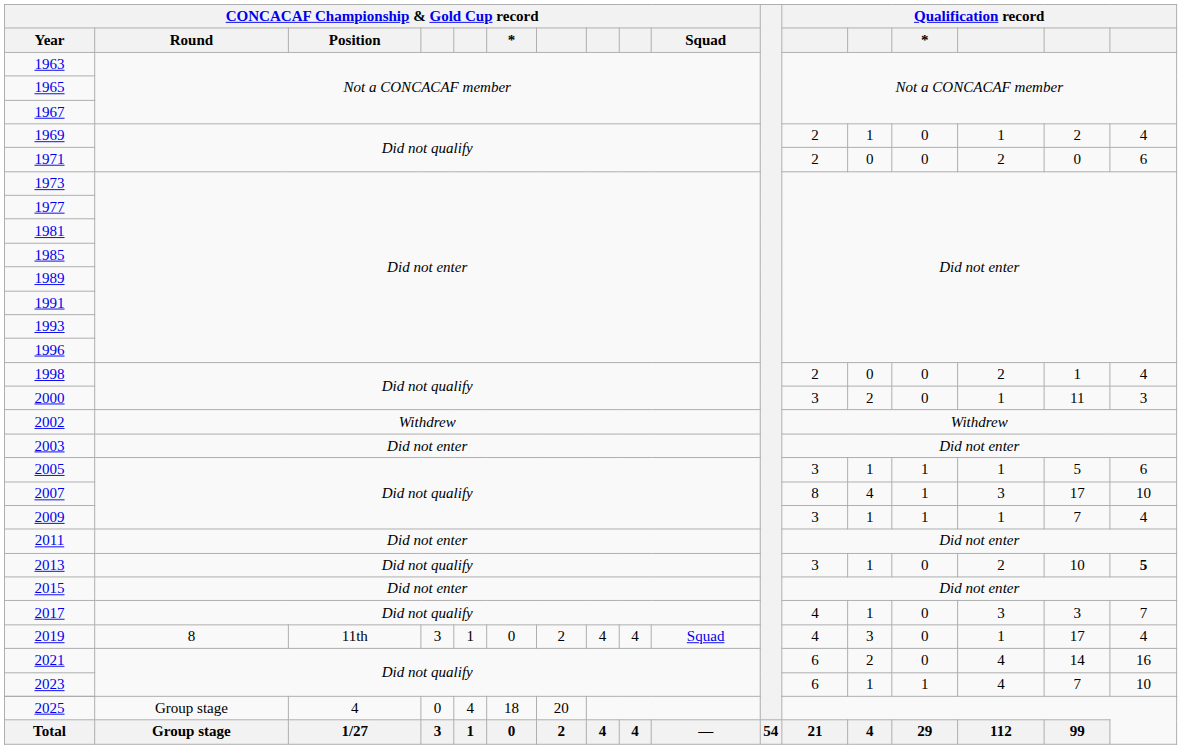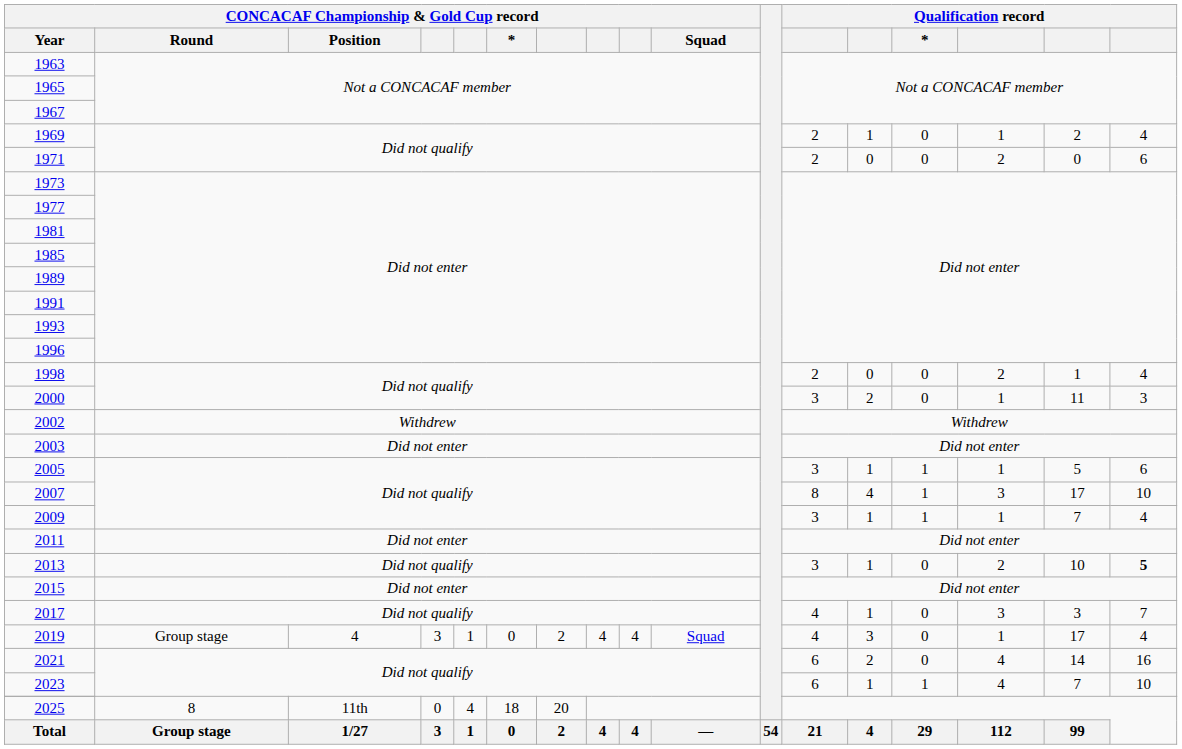(191, 636) 8 -> (191, 636) Group stage
(355, 636) 11th -> (355, 636) 4
(191, 708) Group stage -> (191, 708) 8
(355, 708) 4 -> (355, 708) 11th
